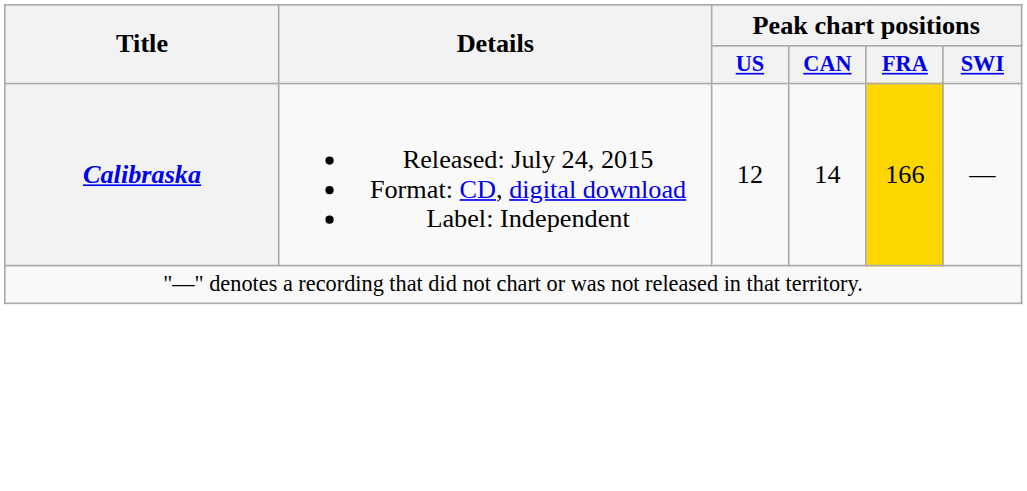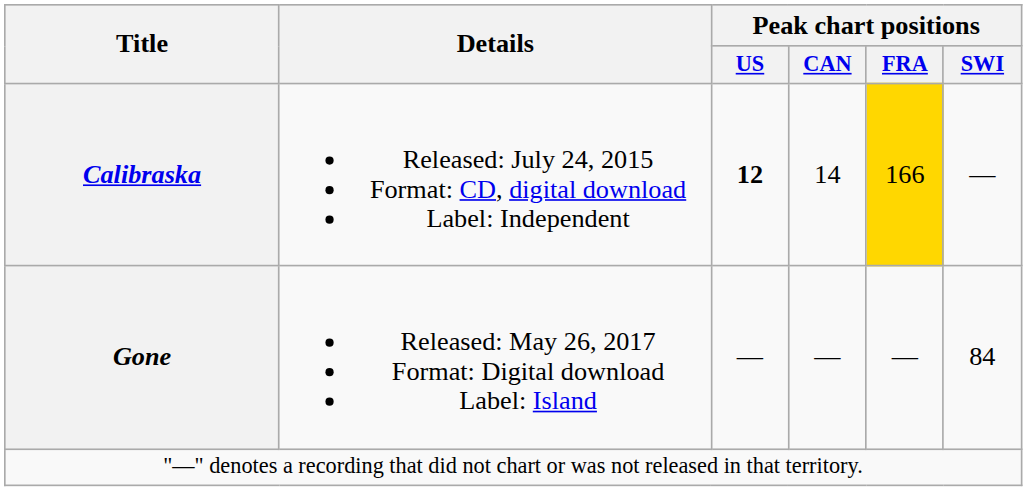(750, 174) normal -> (750, 174) bold
+ row: (142, 356)
